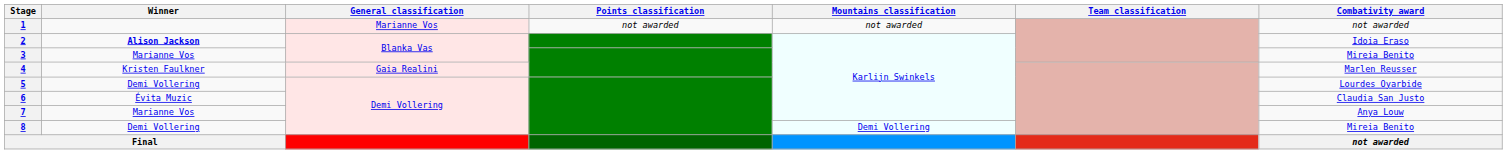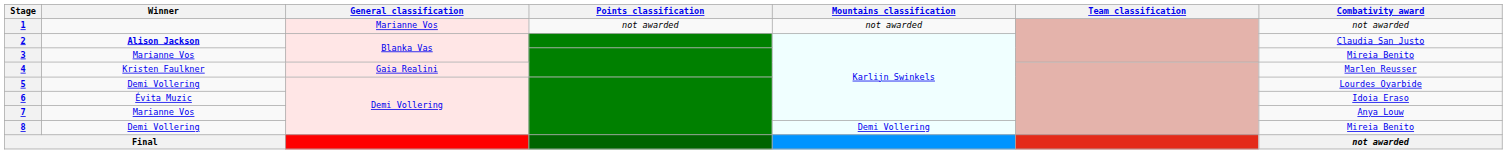(1381, 40) Idoia Eraso -> (1381, 40) Claudia San Justo
(1381, 98) Claudia San Justo -> (1381, 98) Idoia Eraso
